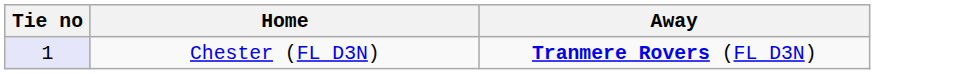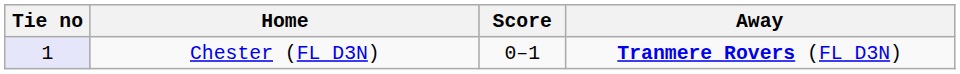+ column: (522, 21)
